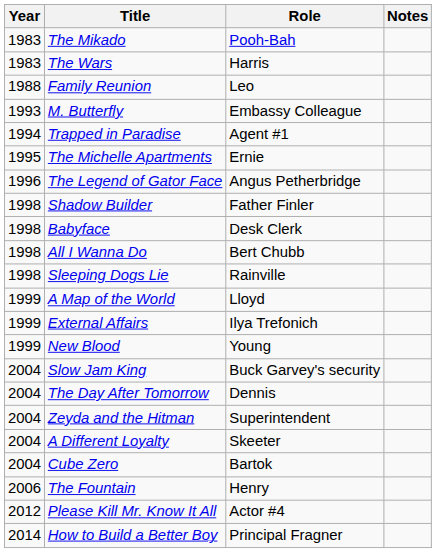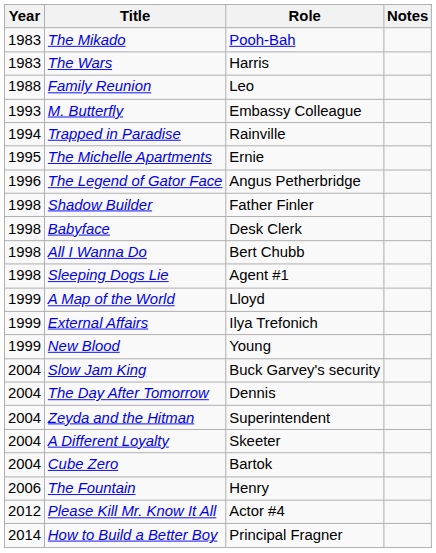(259, 134) Agent #1 -> (257, 134) Rainville
(257, 275) Rainville -> (259, 275) Agent #1
